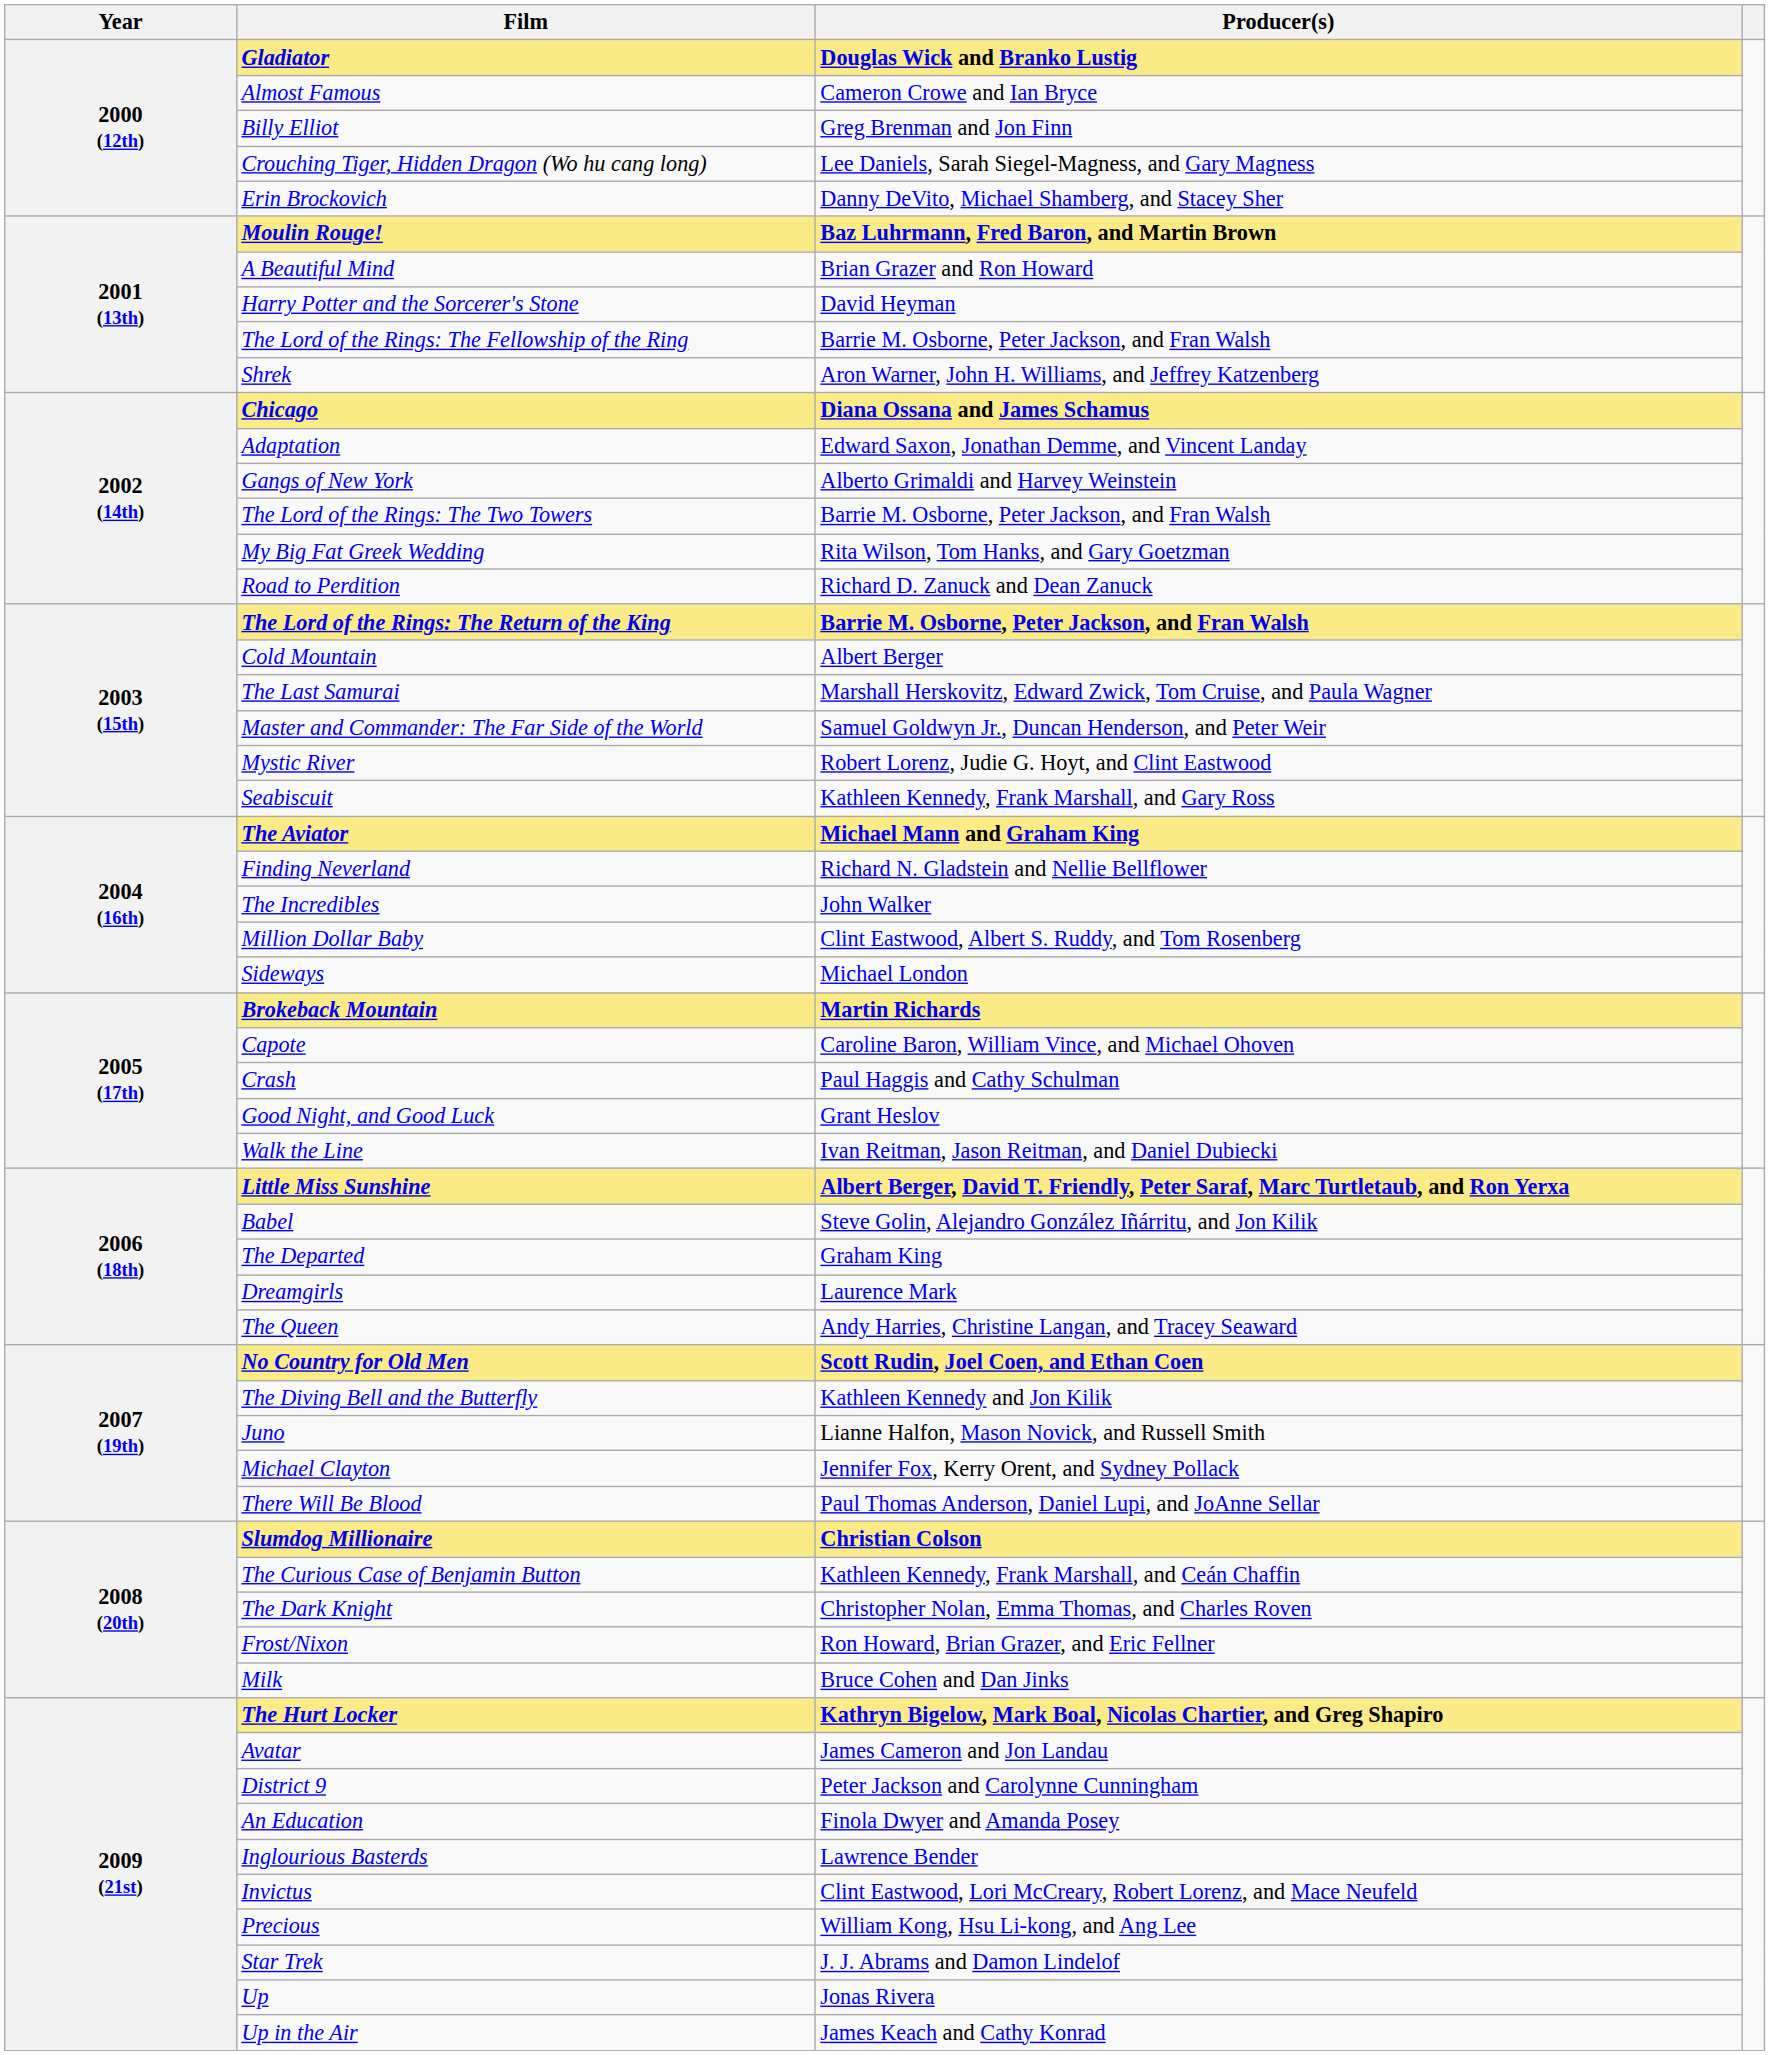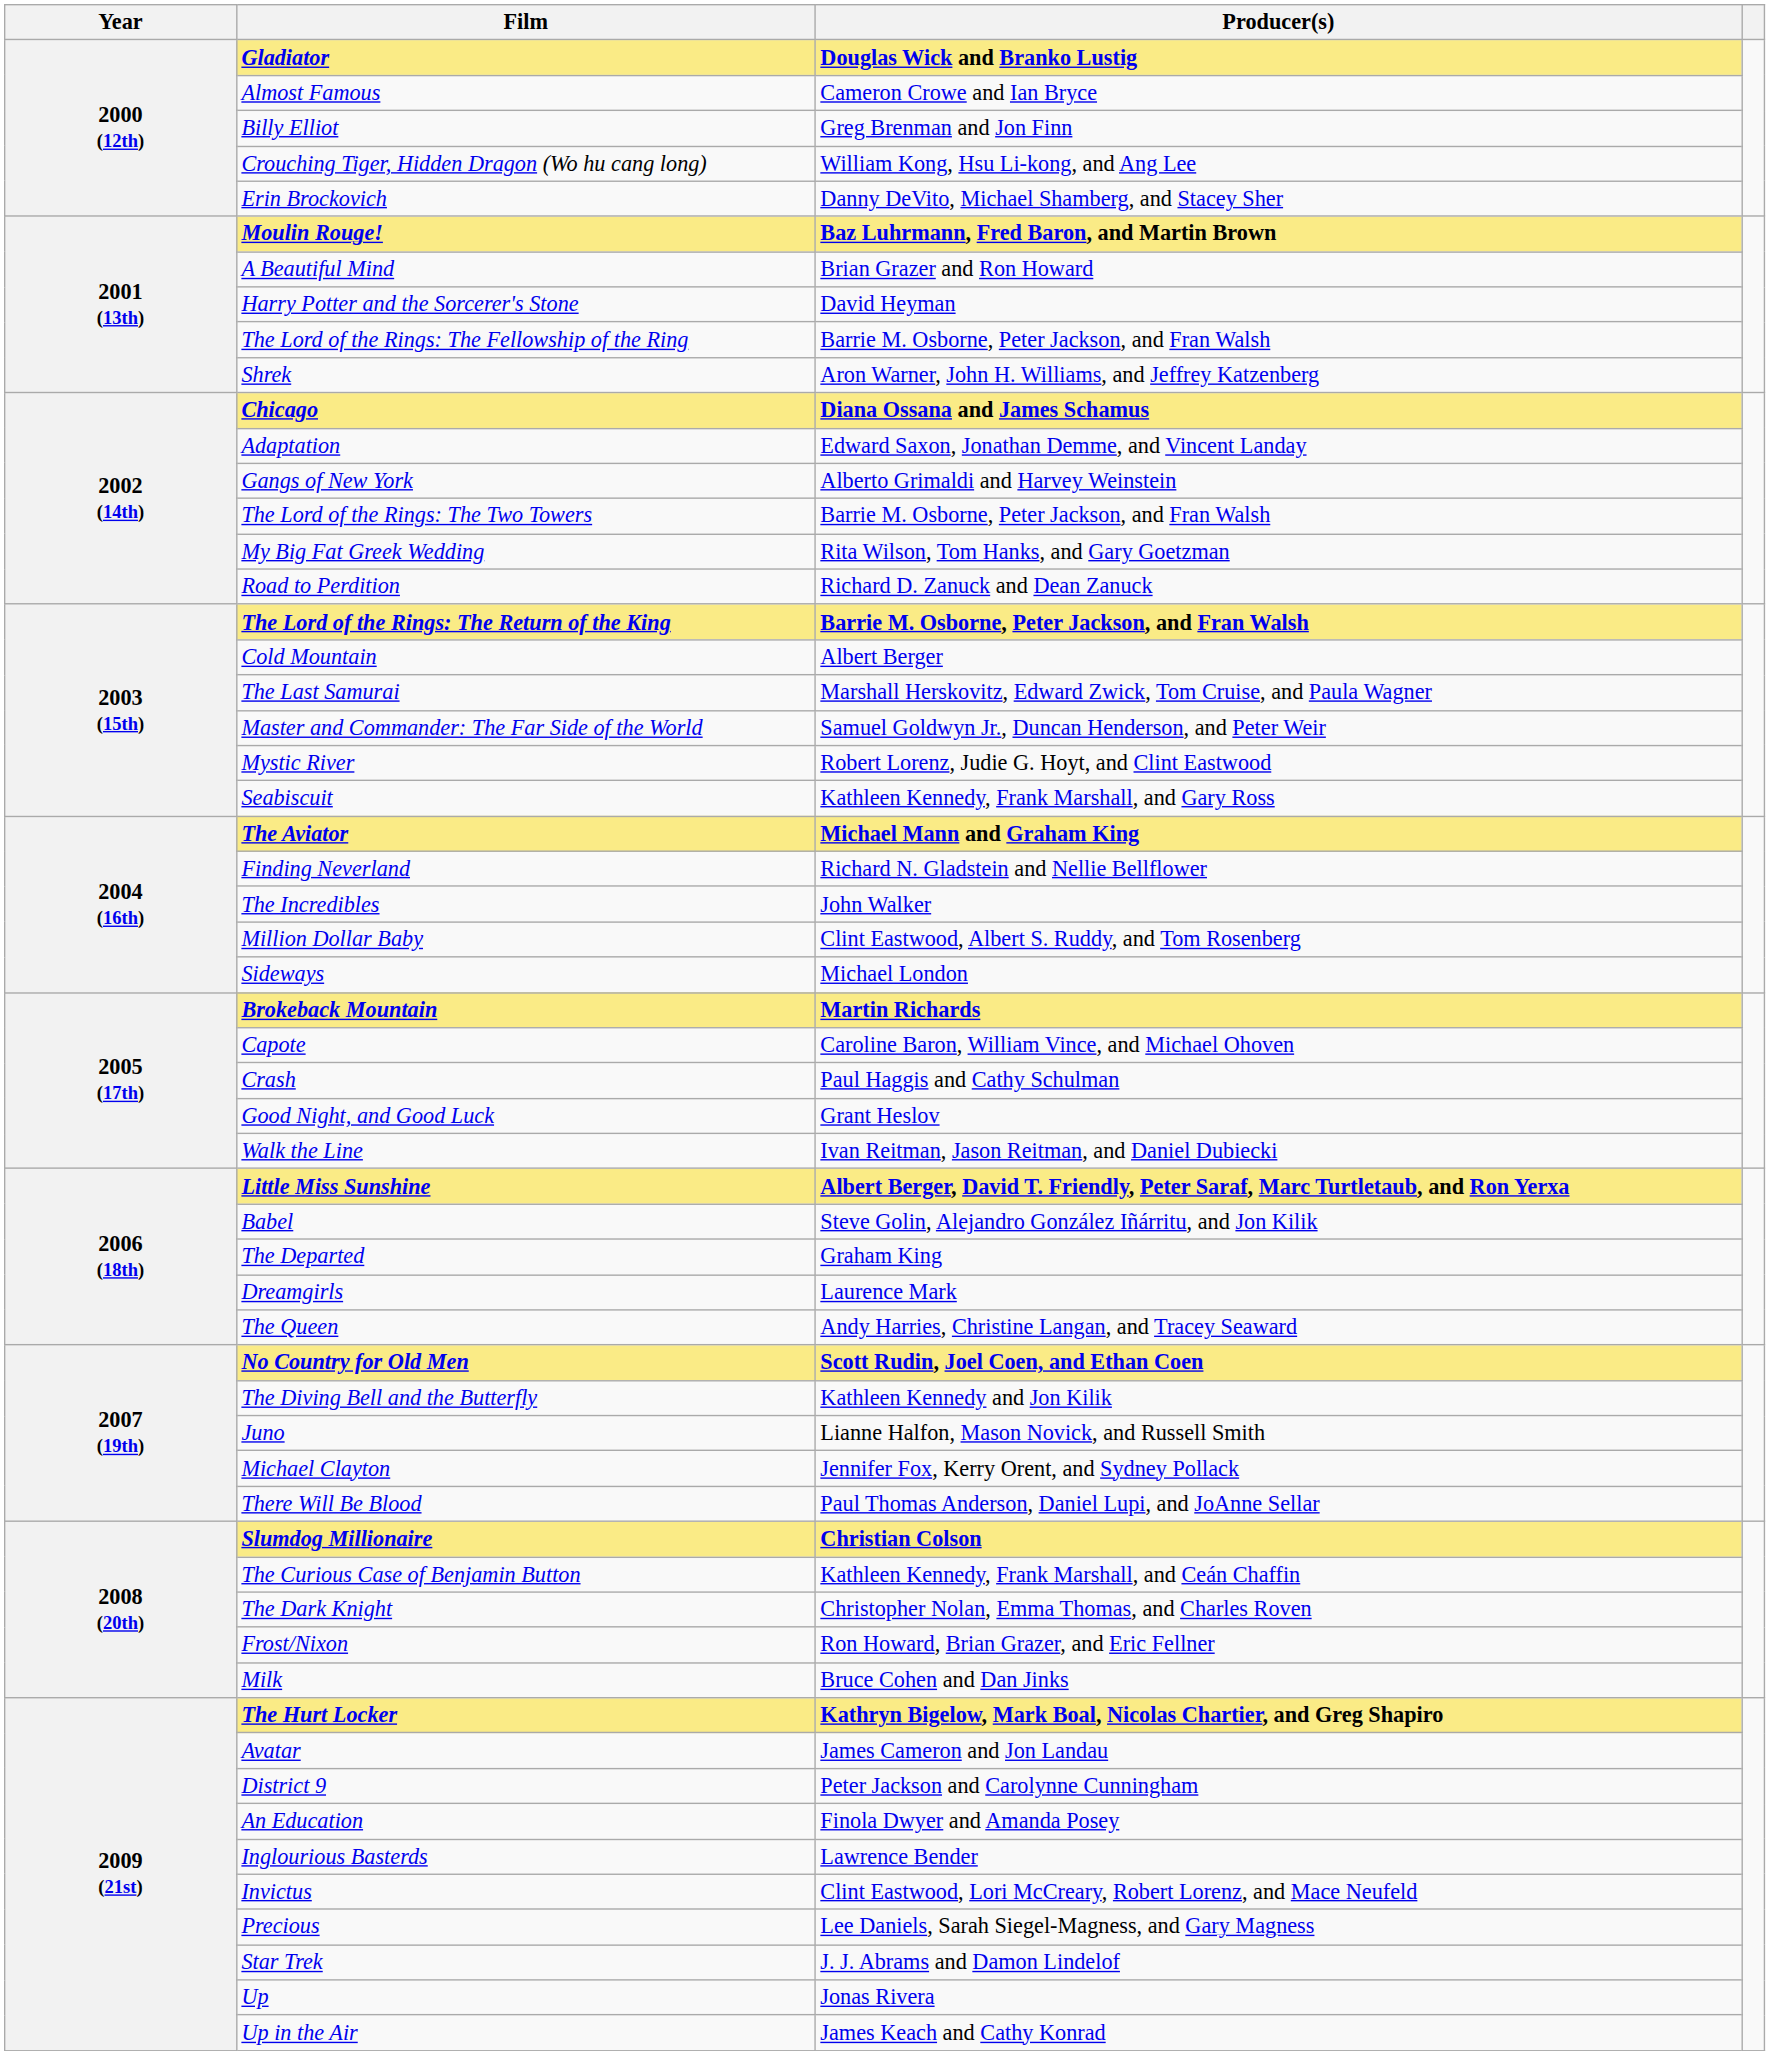(1067, 163) Lee Daniels, Sarah Siegel-Magness, and Gary Magness -> (1008, 163) William Kong, Hsu Li-kong, and Ang Lee
(1008, 1926) William Kong, Hsu Li-kong, and Ang Lee -> (1067, 1926) Lee Daniels, Sarah Siegel-Magness, and Gary Magness
